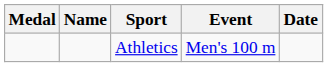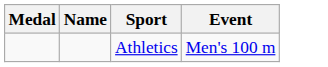- column: (301, 18)
